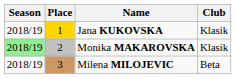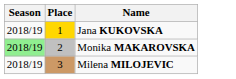- column: (214, 13)
